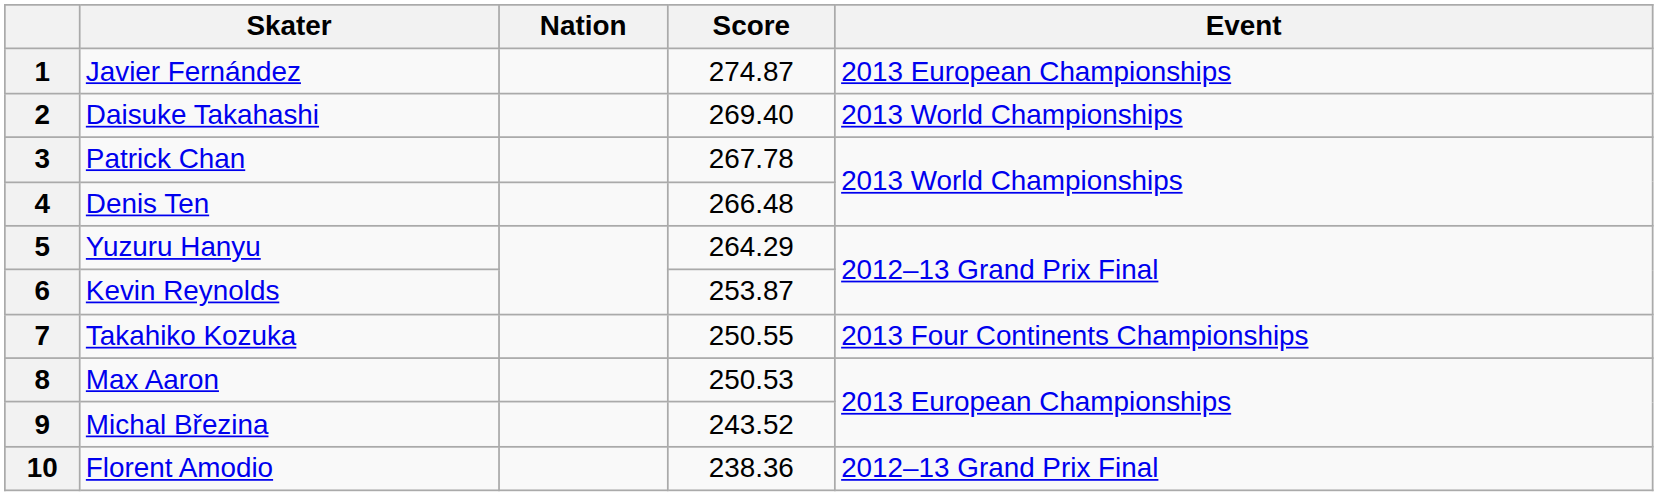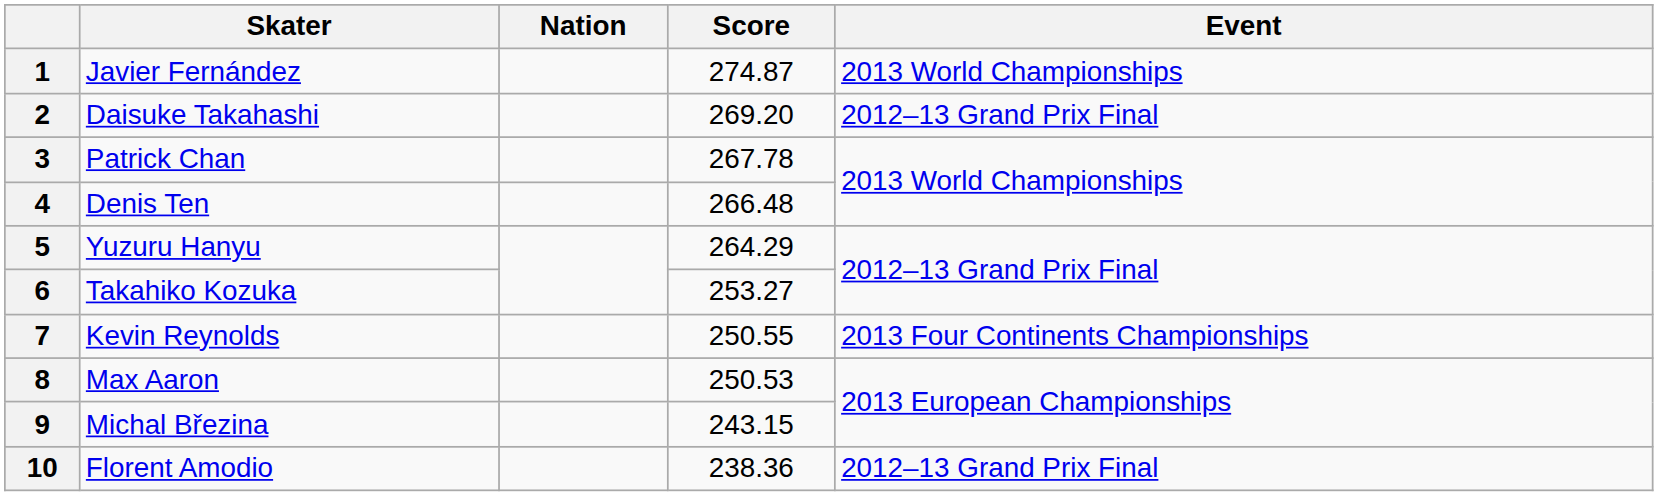(1036, 70) 2013 European Championships -> (1012, 70) 2013 World Championships
(751, 114) 269.40 -> (751, 114) 269.20
(1012, 114) 2013 World Championships -> (1000, 114) 2012–13 Grand Prix Final
(183, 291) Kevin Reynolds -> (191, 291) Takahiko Kozuka
(751, 291) 253.87 -> (751, 291) 253.27
(191, 335) Takahiko Kozuka -> (183, 335) Kevin Reynolds
(751, 423) 243.52 -> (751, 423) 243.15
